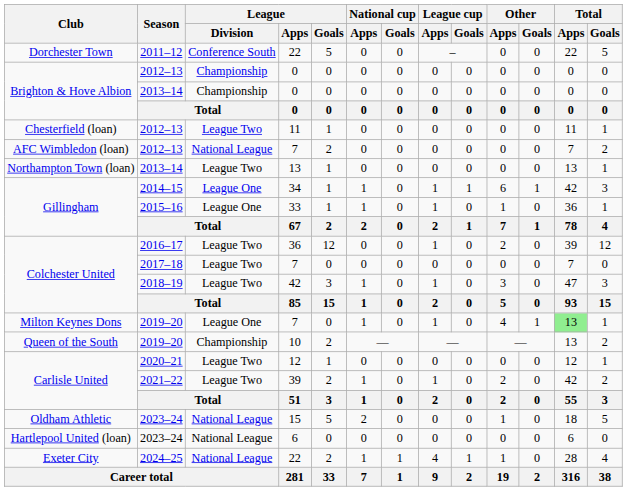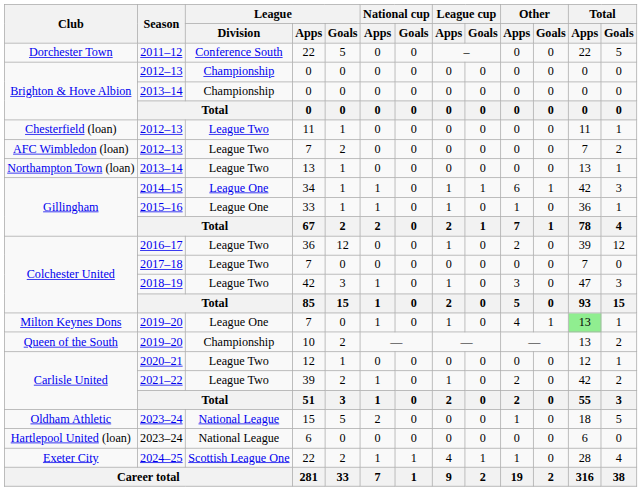(232, 149) National League -> (239, 149) League Two
(232, 457) National League -> (239, 457) Scottish League One
